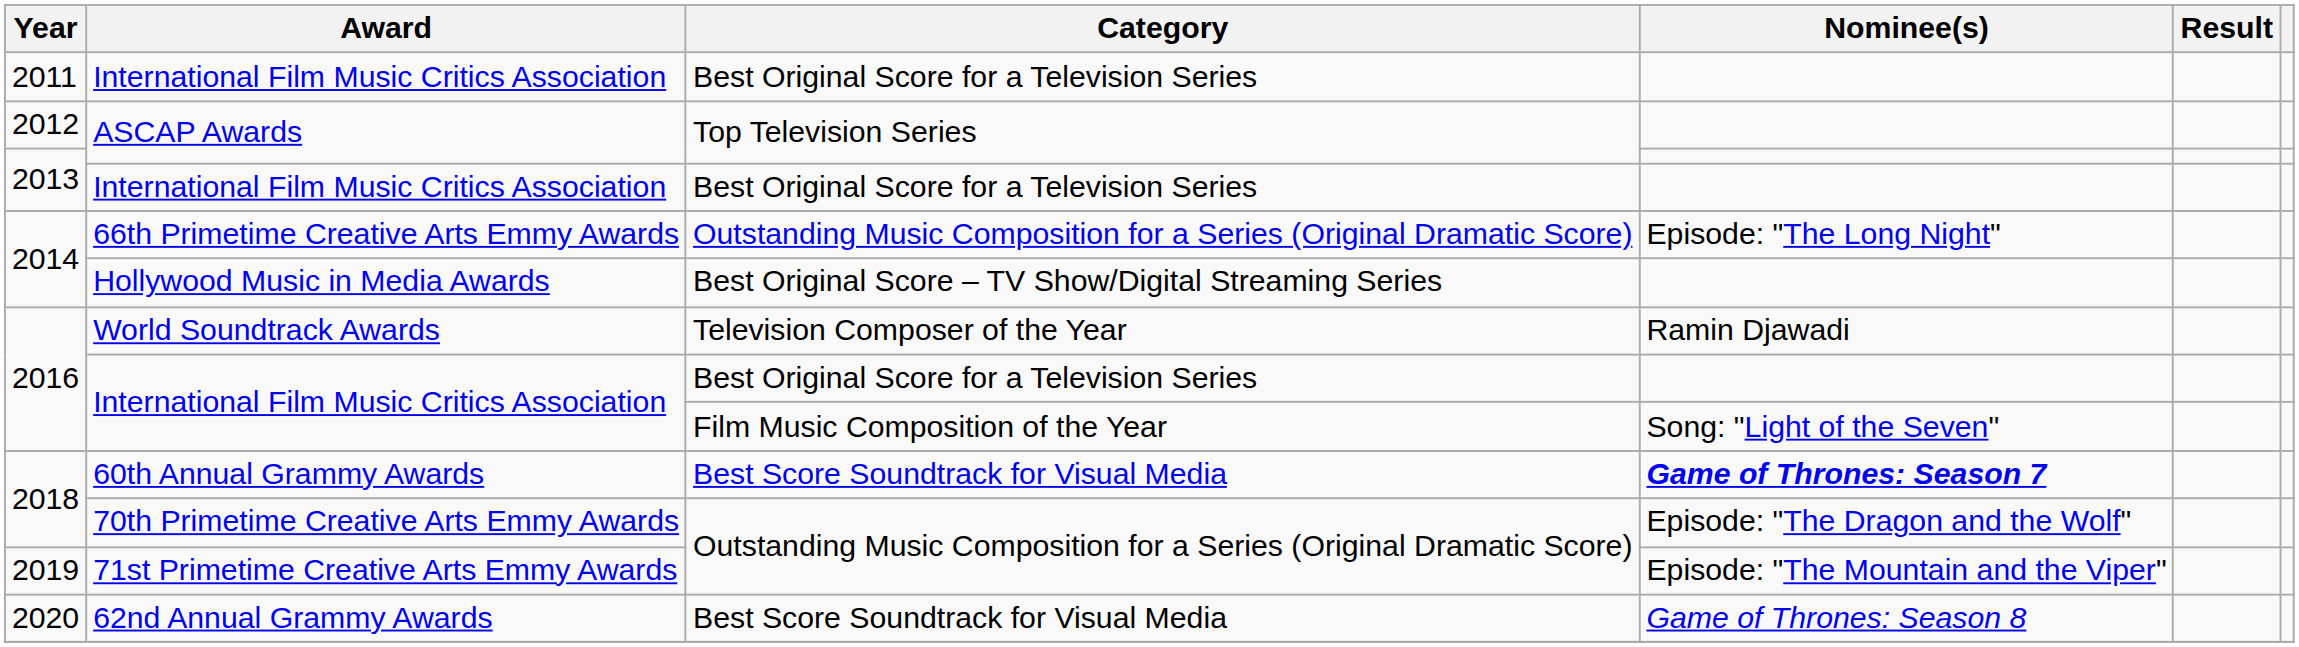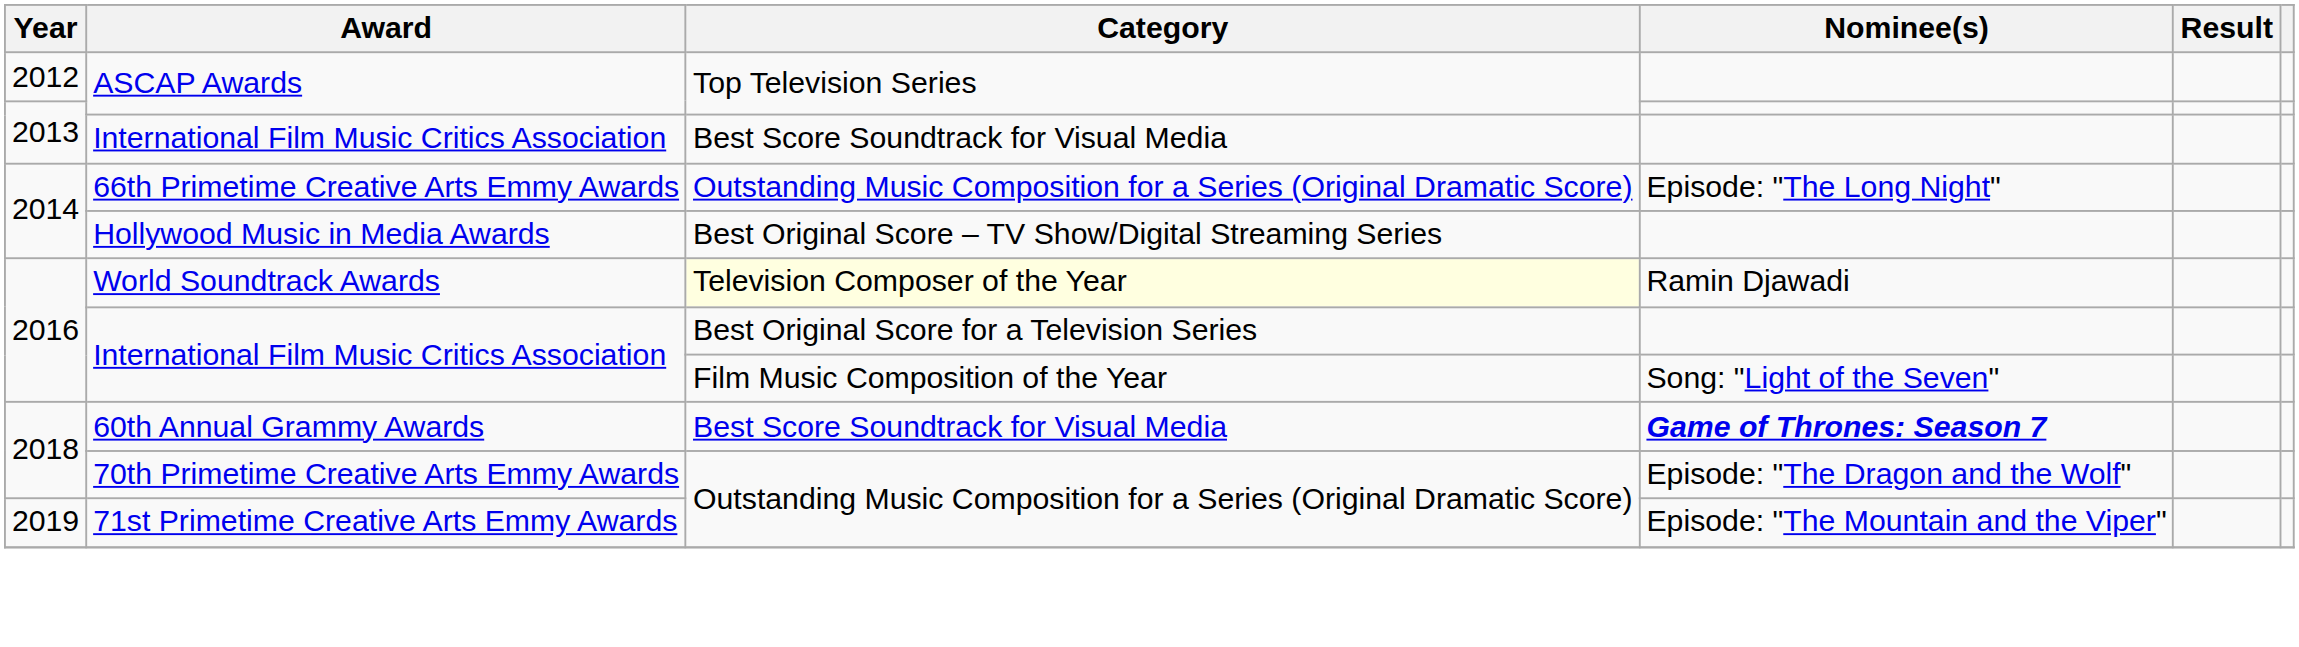- row: (44, 76)
(975, 186) Best Original Score for a Television Series -> (960, 138) Best Score Soundtrack for Visual Media
(910, 330) no background -> (910, 282) lightyellow background
- row: (46, 617)
